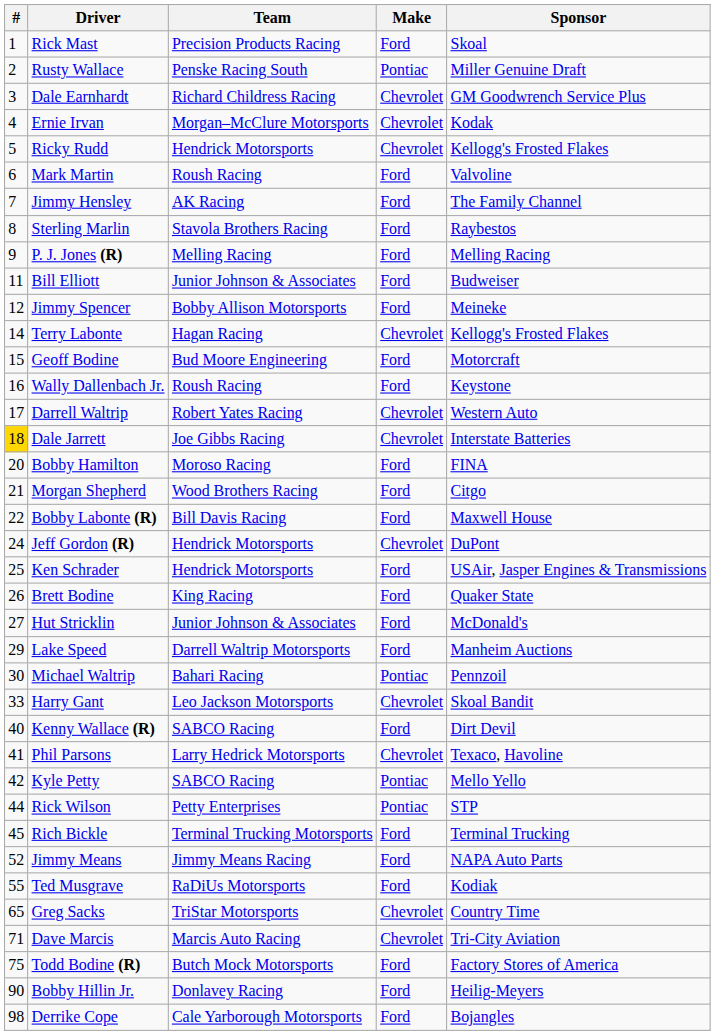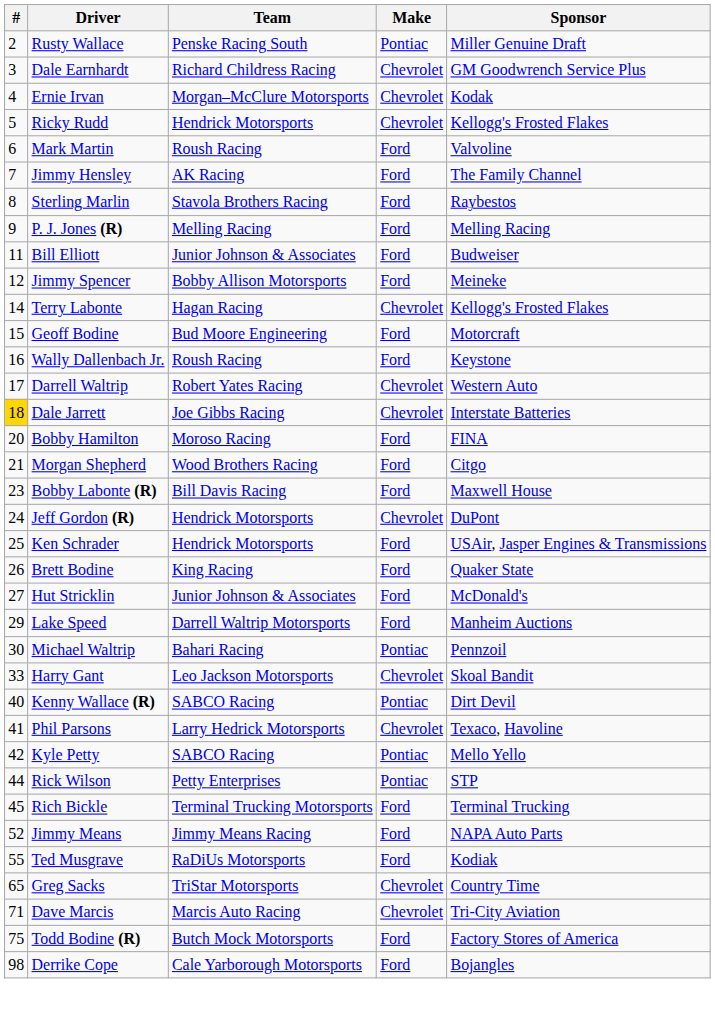- row: (65, 44)
(16, 517) 22 -> (16, 491) 23
(395, 728) Ford -> (404, 702) Pontiac
- row: (83, 991)
